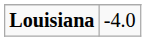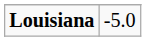(120, 20) -4.0 -> (120, 20) -5.0
